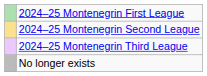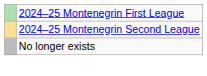- row: (103, 47)
